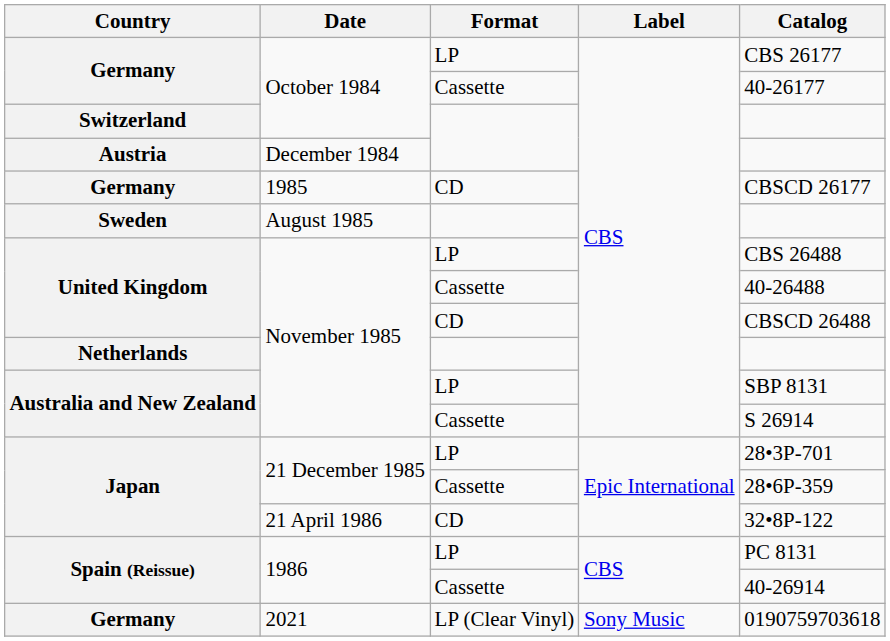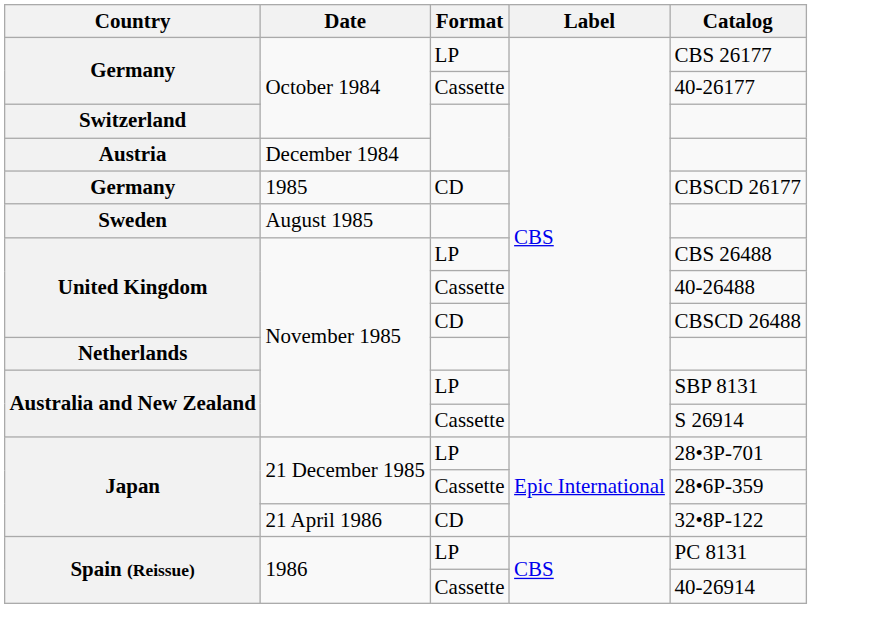- row: (133, 619)
